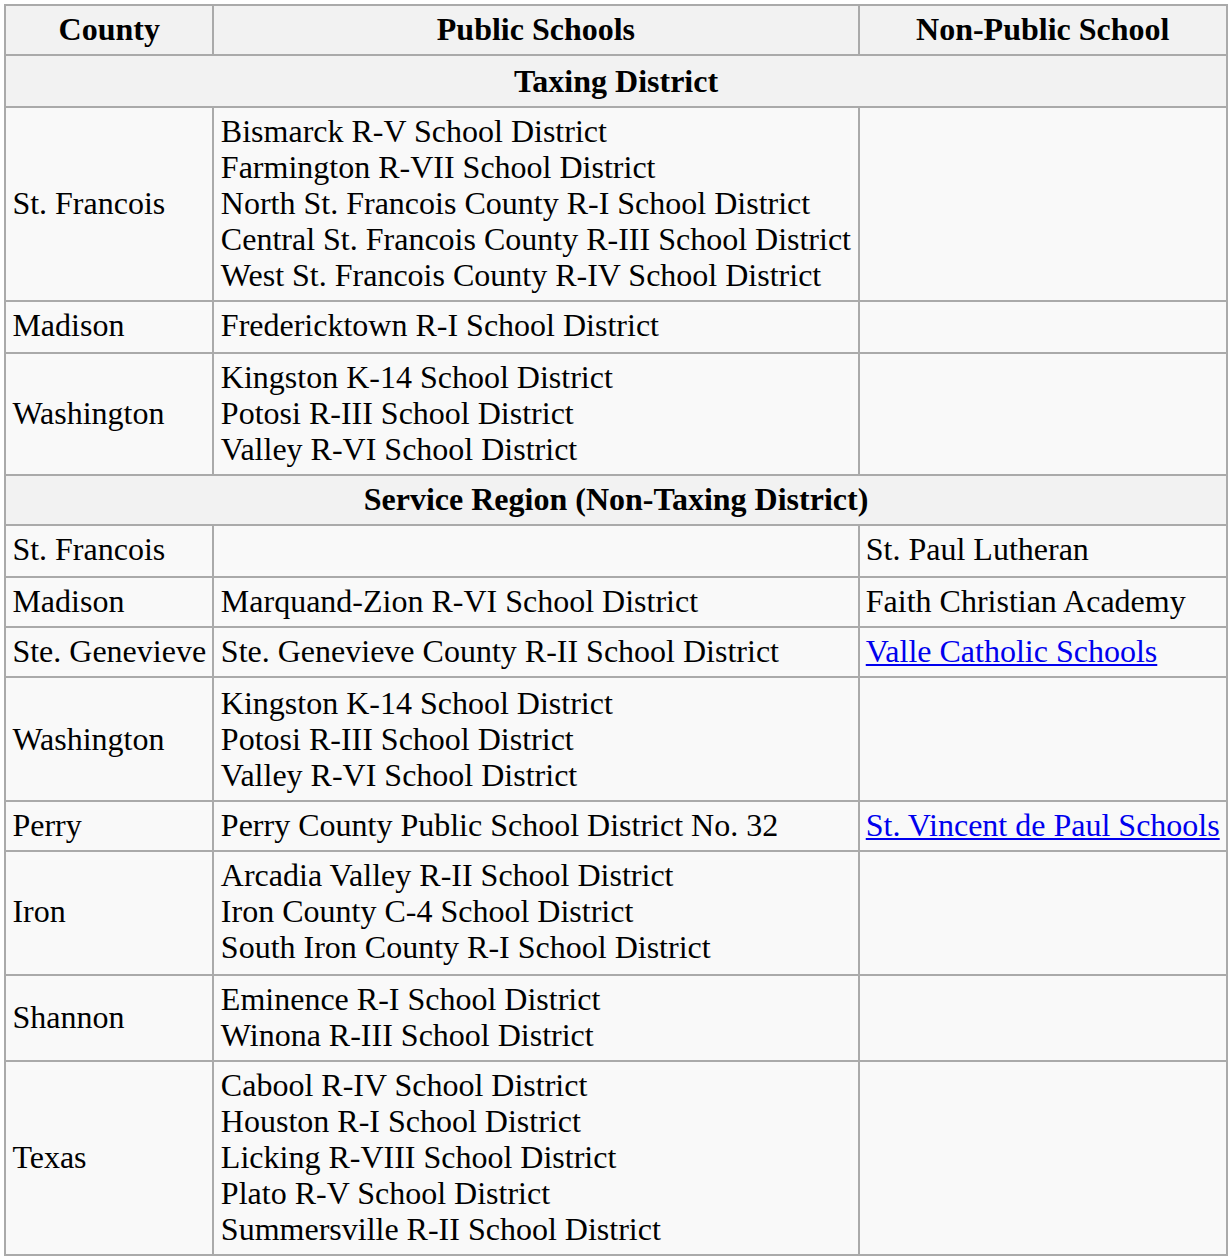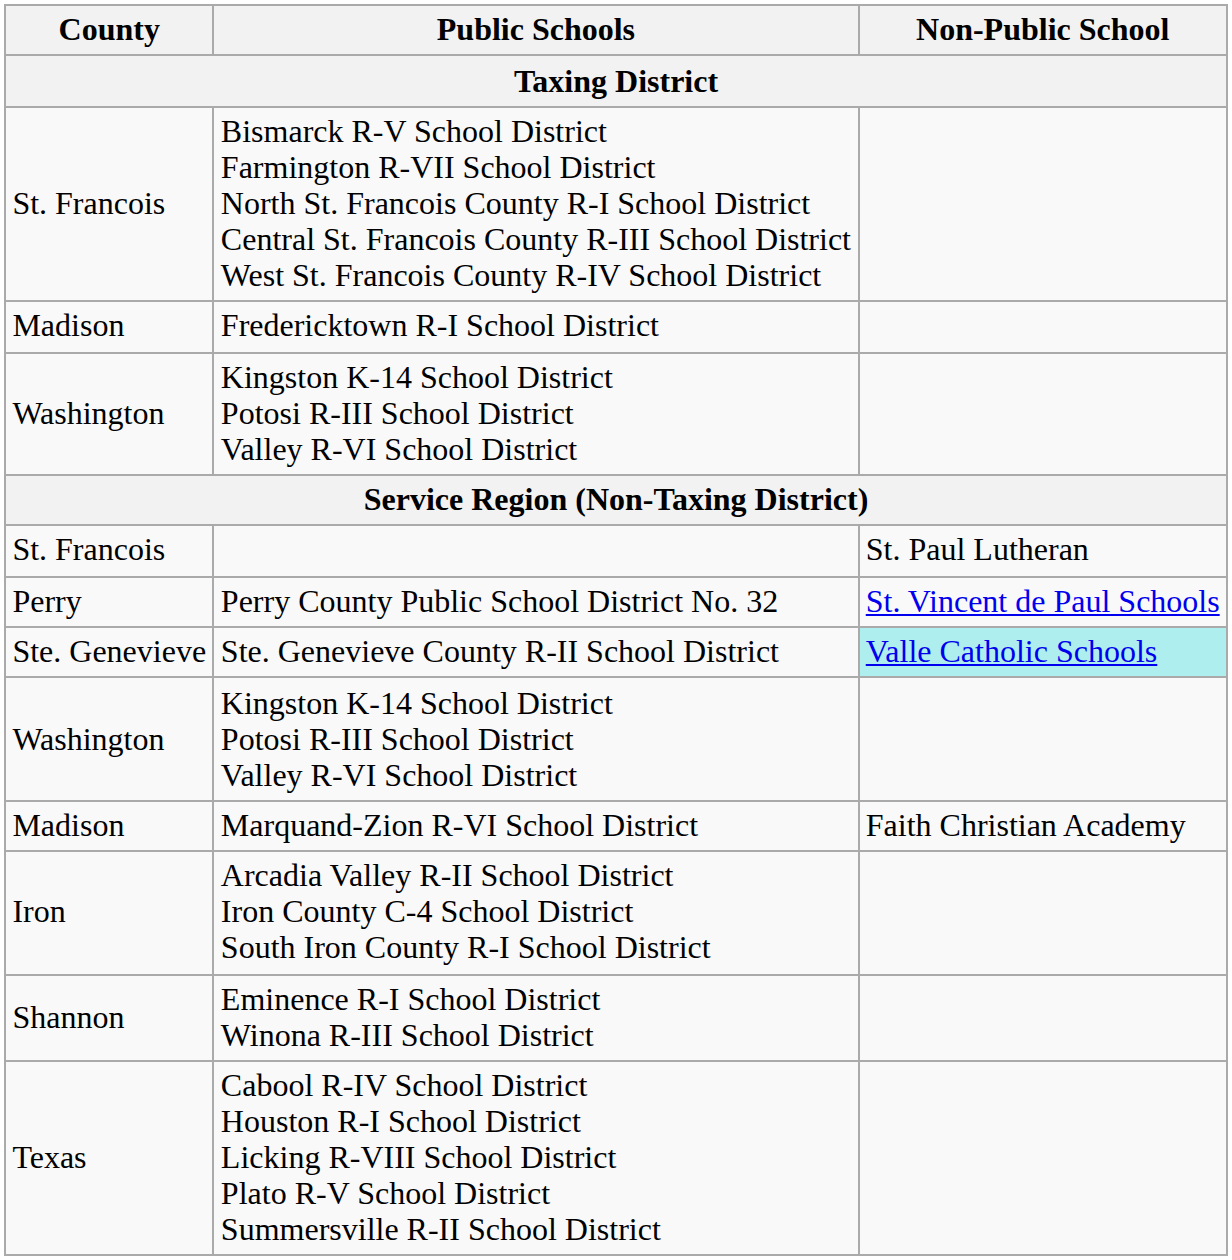rows swapped: (68, 601) <-> (47, 825)
(1012, 651) no background -> (1012, 651) paleturquoise background
